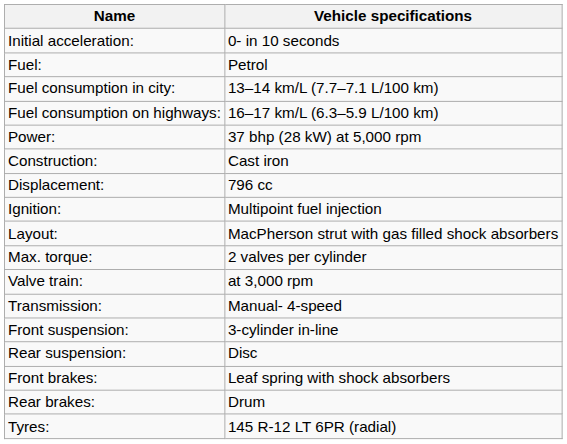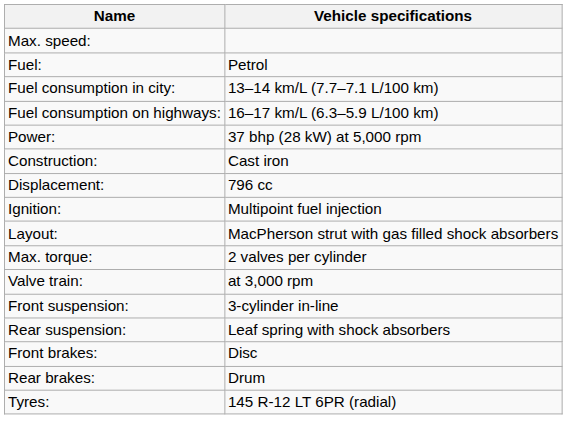+ row: (49, 40)
- row: (71, 40)
- row: (55, 305)
(243, 354) Disc -> (339, 329) Leaf spring with shock absorbers
(339, 378) Leaf spring with shock absorbers -> (243, 354) Disc
